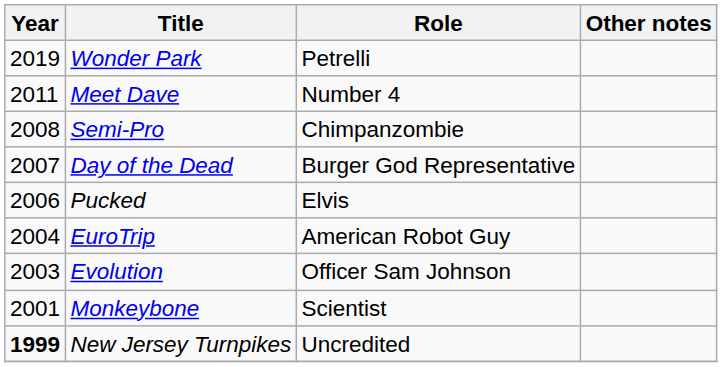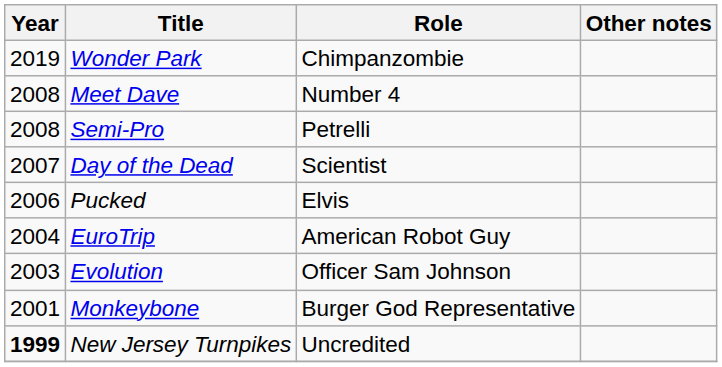(336, 58) Petrelli -> (383, 58) Chimpanzombie
(34, 94) 2011 -> (35, 94) 2008
(383, 130) Chimpanzombie -> (336, 130) Petrelli
(438, 165) Burger God Representative -> (344, 165) Scientist
(344, 308) Scientist -> (438, 308) Burger God Representative
